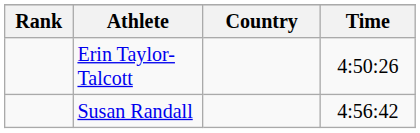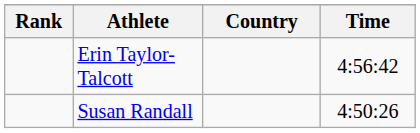(368, 66) 4:50:26 -> (368, 66) 4:56:42
(368, 111) 4:56:42 -> (368, 111) 4:50:26
